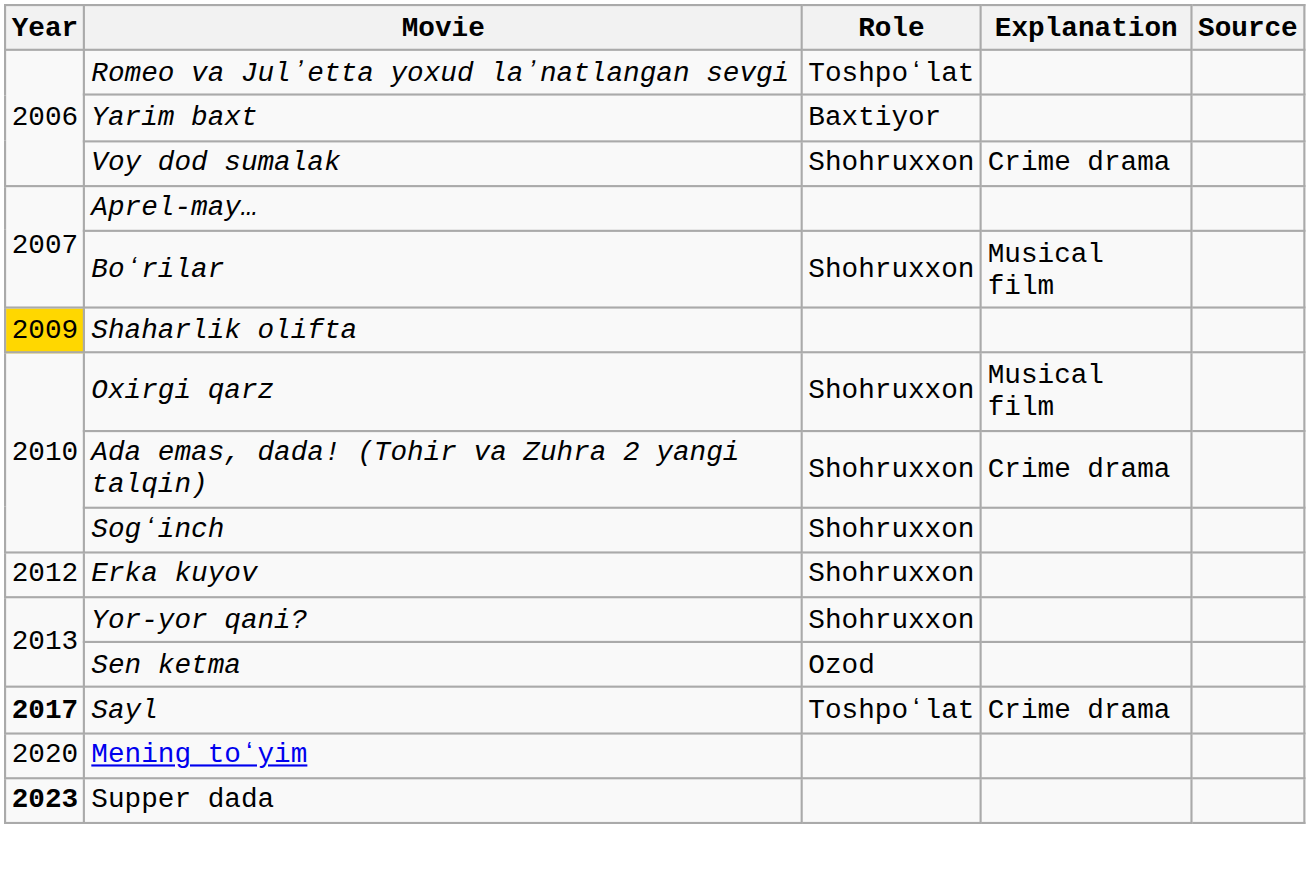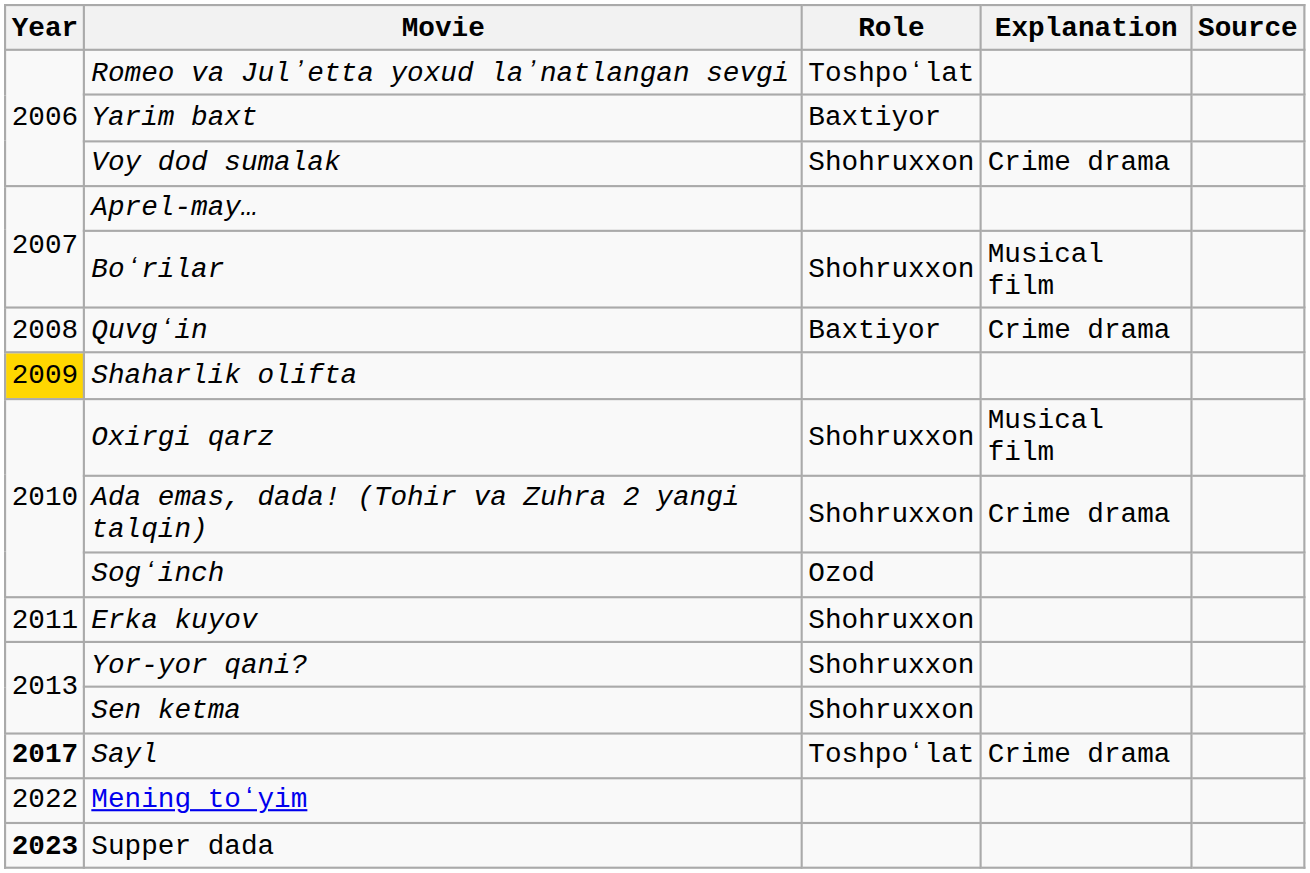+ row: (149, 330)
(891, 530) Shohruxxon -> (842, 575) Ozod
(45, 575) 2012 -> (45, 620) 2011
(842, 665) Ozod -> (891, 710) Shohruxxon
(45, 755) 2020 -> (45, 800) 2022
